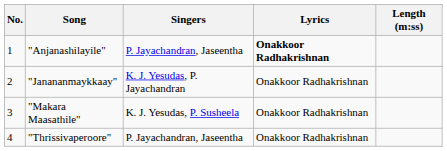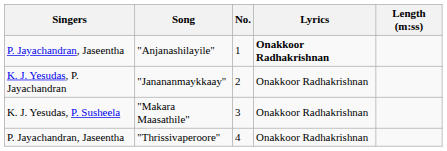columns swapped: (15, 20) <-> (188, 20)
